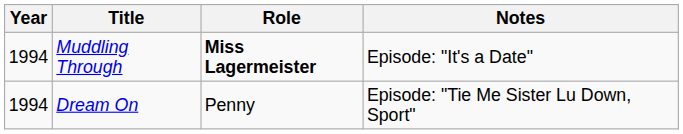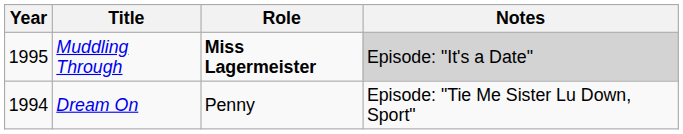(28, 56) 1994 -> (28, 56) 1995
(450, 56) no background -> (450, 56) lightgrey background
